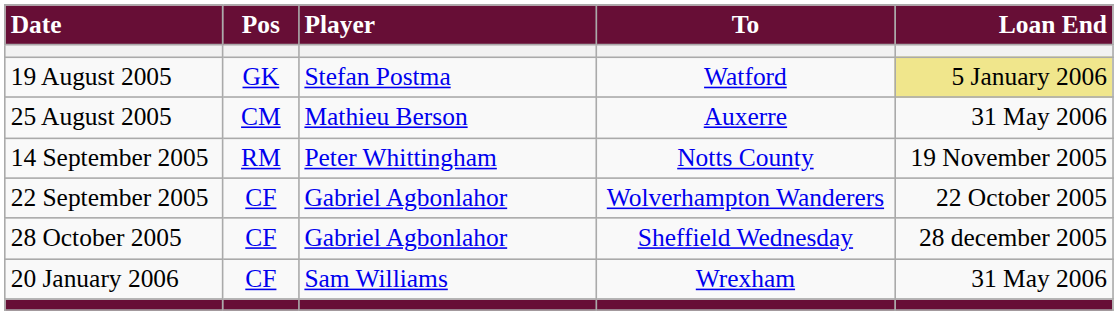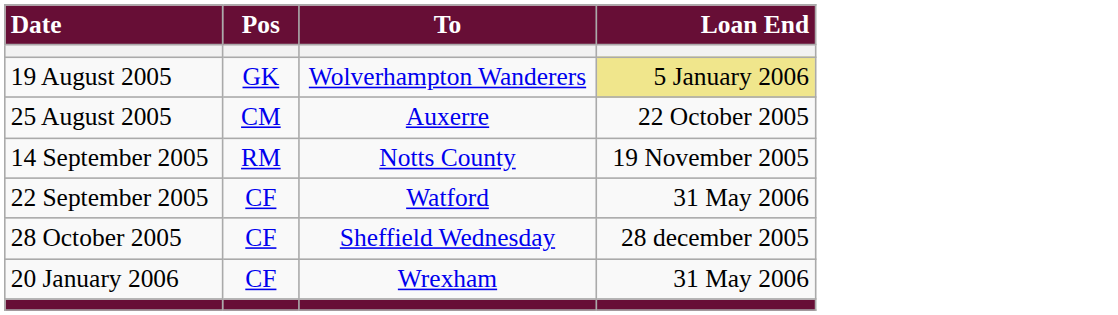- column: (448, 51)
(745, 76) Watford -> (448, 76) Wolverhampton Wanderers
(1039, 117) 31 May 2006 -> (724, 117) 22 October 2005
(745, 197) Wolverhampton Wanderers -> (448, 197) Watford
(1021, 197) 22 October 2005 -> (741, 197) 31 May 2006
